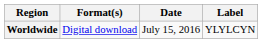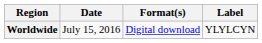columns swapped: (171, 13) <-> (100, 13)
